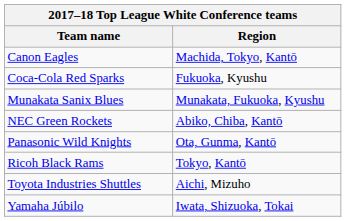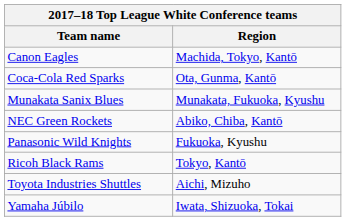(221, 78) Fukuoka, Kyushu -> (226, 78) Ota, Gunma, Kantō
(226, 142) Ota, Gunma, Kantō -> (221, 142) Fukuoka, Kyushu
